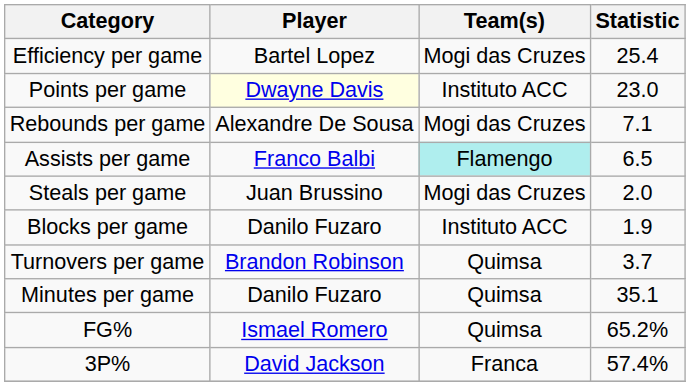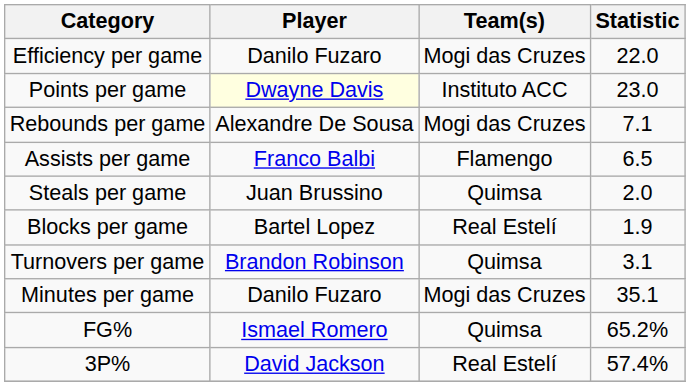(314, 55) Bartel Lopez -> (314, 55) Danilo Fuzaro
(637, 55) 25.4 -> (637, 55) 22.0
(504, 158) paleturquoise background -> (504, 158) no background
(504, 192) Mogi das Cruzes -> (504, 192) Quimsa
(314, 227) Danilo Fuzaro -> (314, 227) Bartel Lopez
(504, 227) Instituto ACC -> (504, 227) Real Estelí
(637, 261) 3.7 -> (637, 261) 3.1
(504, 295) Quimsa -> (504, 295) Mogi das Cruzes
(504, 364) Franca -> (504, 364) Real Estelí
